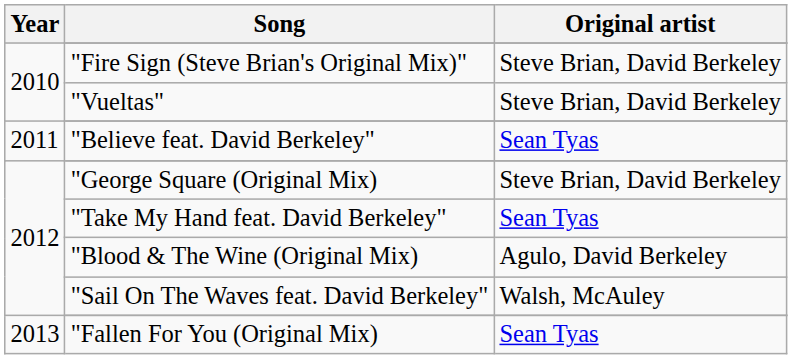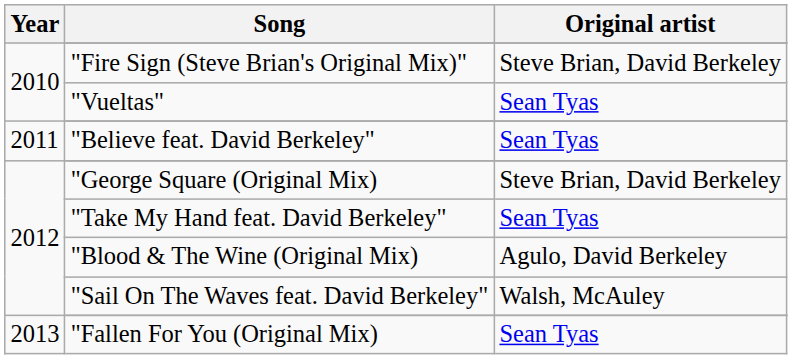(640, 101) Steve Brian, David Berkeley -> (549, 101) Sean Tyas
